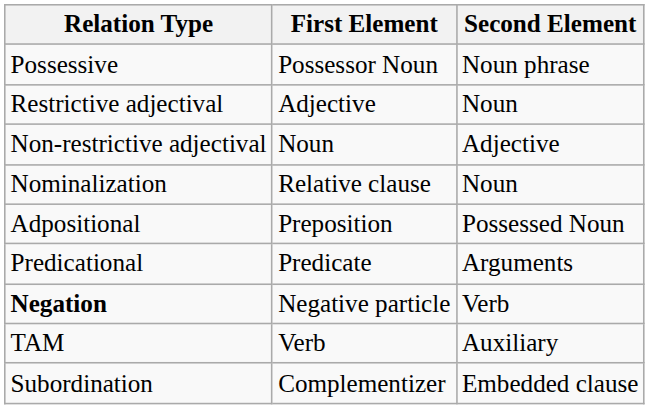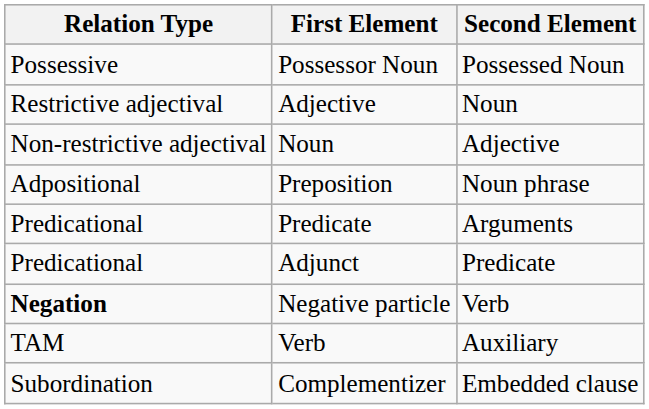(526, 64) Noun phrase -> (543, 64) Possessed Noun
- row: (355, 183)
(543, 223) Possessed Noun -> (526, 183) Noun phrase
+ row: (319, 263)
